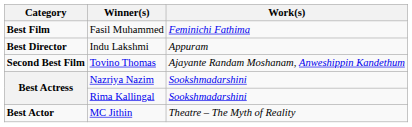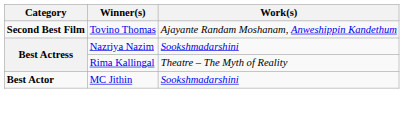- row: (127, 29)
- row: (119, 46)
(208, 96) Sookshmadarshini -> (224, 63) Theatre – The Myth of Reality
(232, 113) Theatre – The Myth of Reality -> (200, 79) Sookshmadarshini
